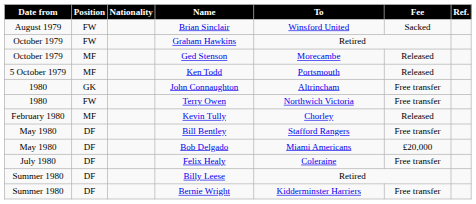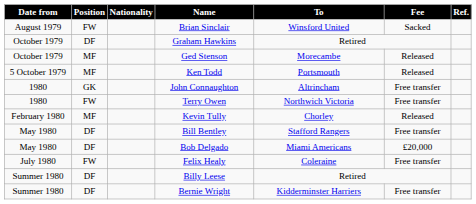(89, 42) FW -> (89, 42) DF
(89, 161) DF -> (89, 161) FW
